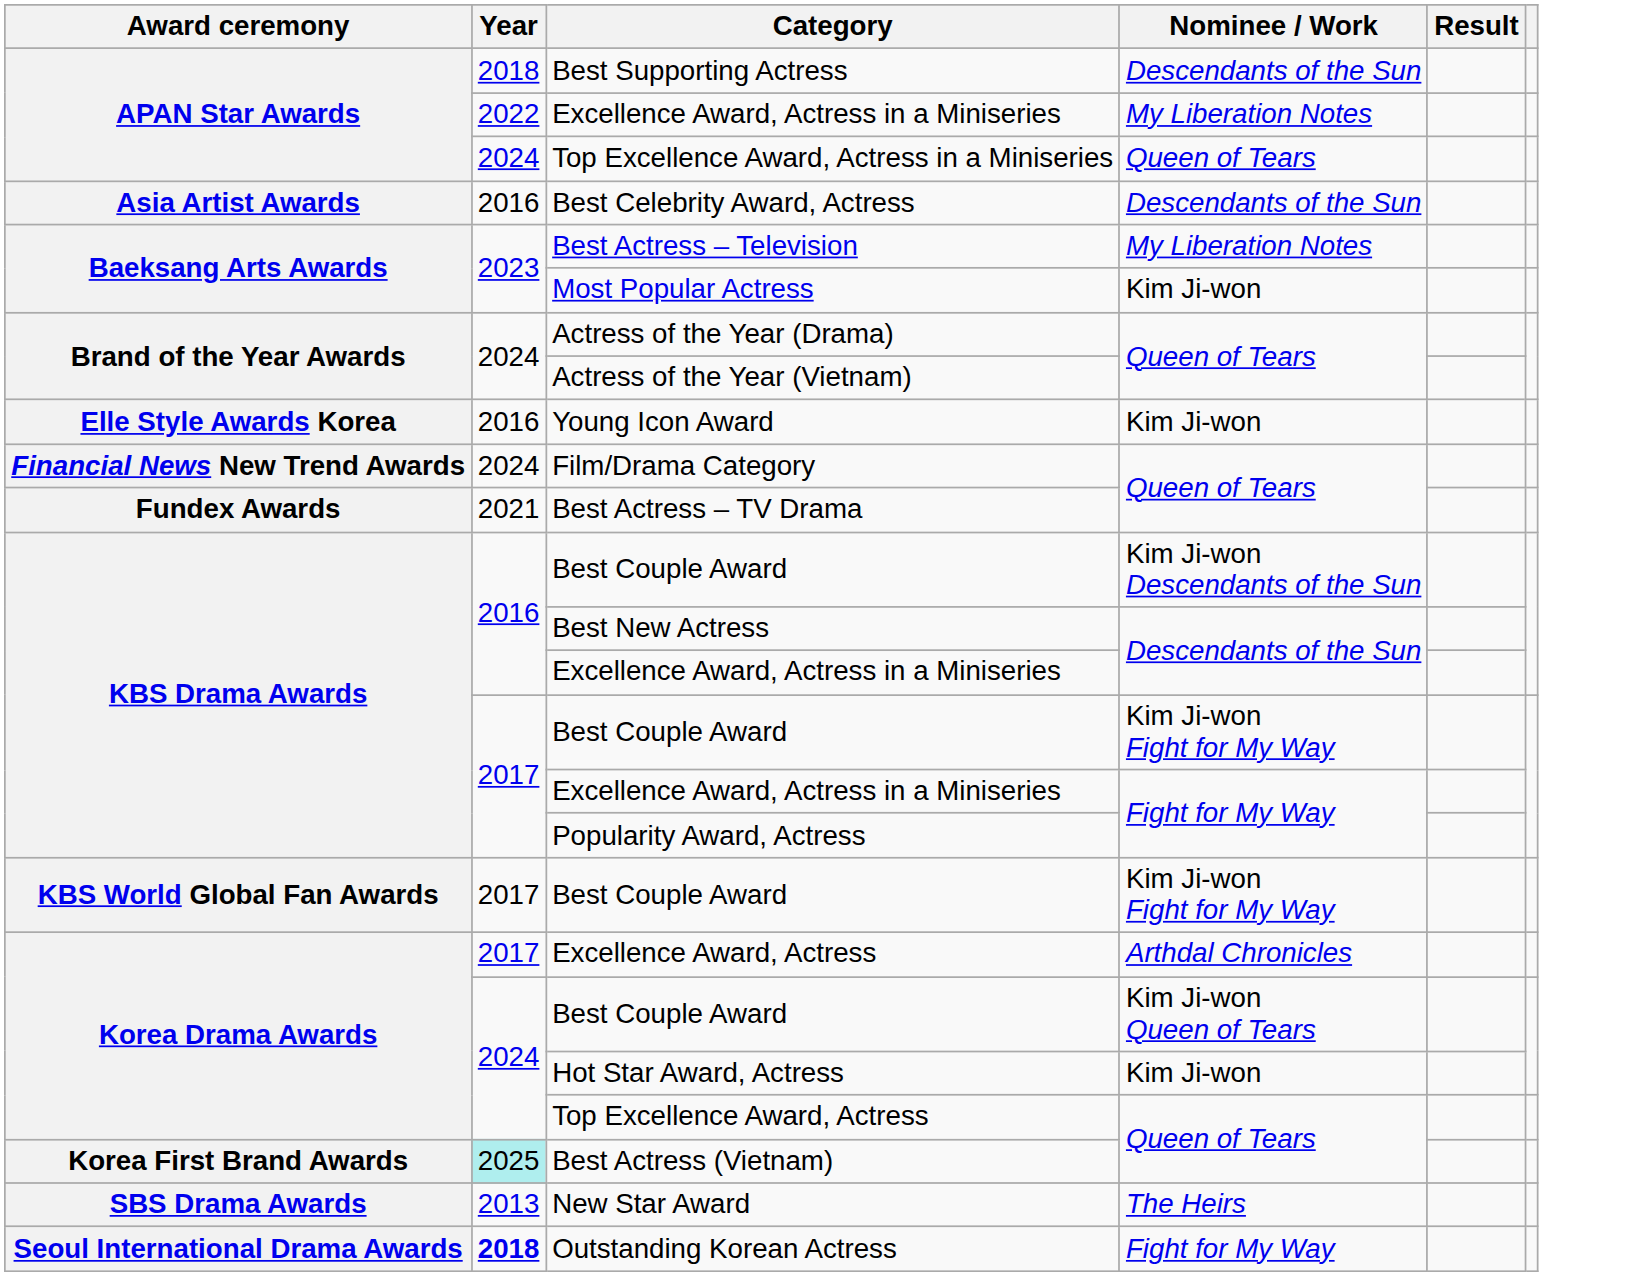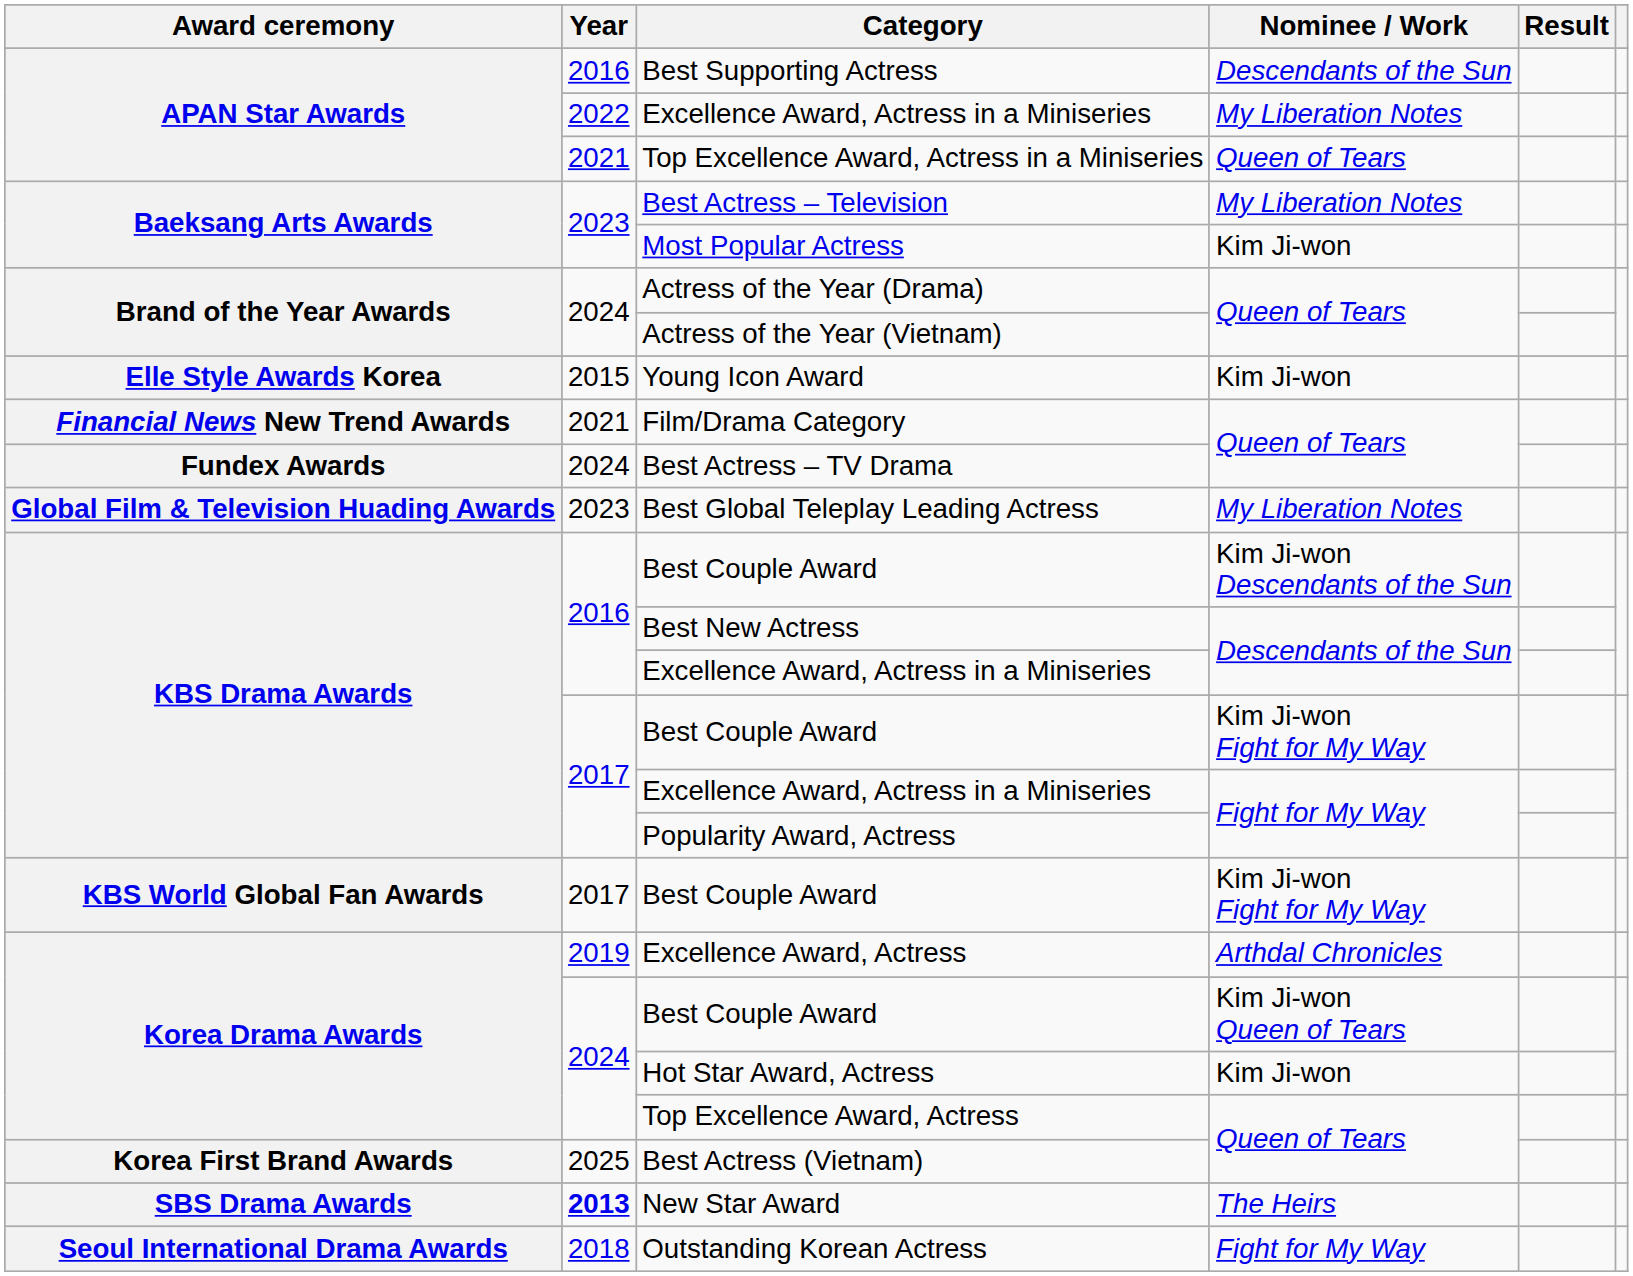(509, 70) 2018 -> (599, 70) 2016
(509, 158) 2024 -> (599, 158) 2021
- row: (733, 202)
(509, 421) 2016 -> (599, 377) 2015
(509, 465) 2024 -> (599, 421) 2021
(509, 509) 2021 -> (599, 465) 2024
+ row: (871, 509)
(509, 953) 2017 -> (599, 953) 2019
(509, 1160) paleturquoise background -> (599, 1160) no background
(509, 1204) normal -> (599, 1204) bold
(509, 1248) bold -> (599, 1248) normal
